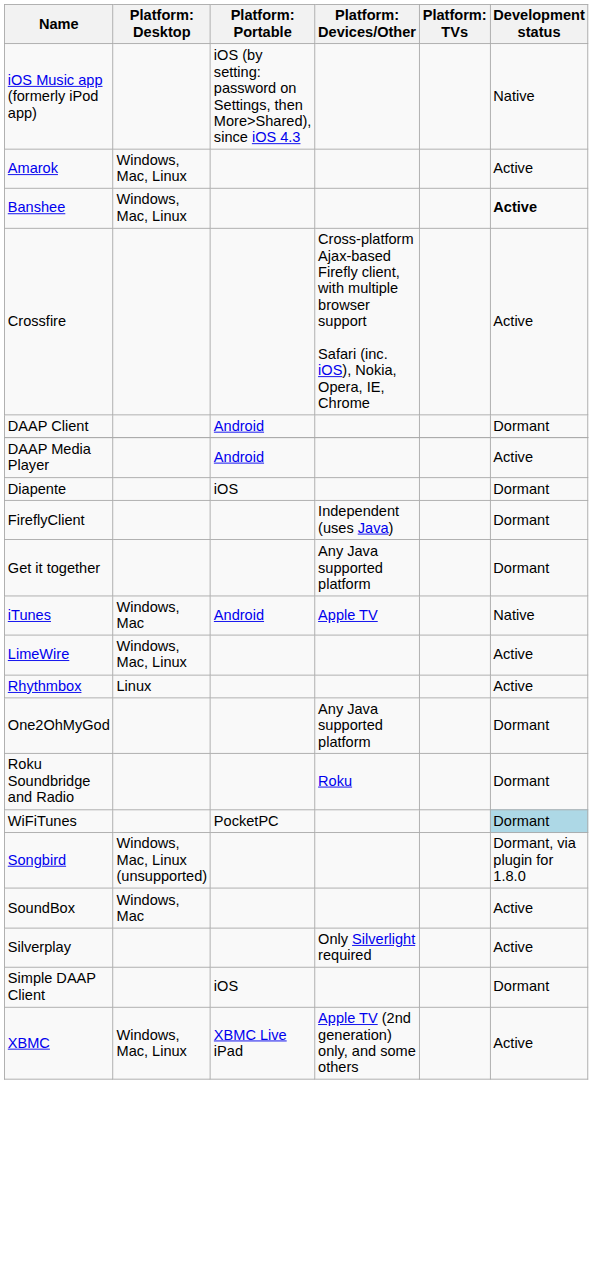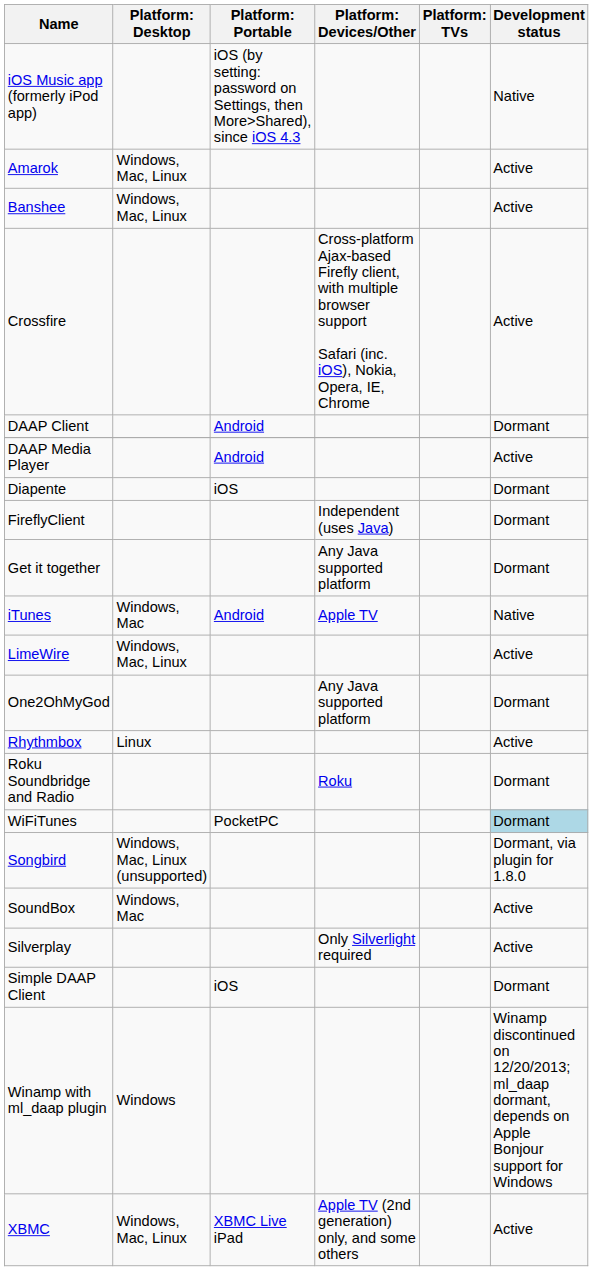(515, 208) bold -> (513, 208) normal
rows swapped: (59, 725) <-> (45, 686)
+ row: (57, 1100)
